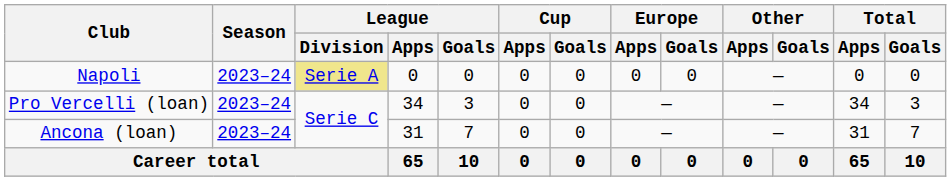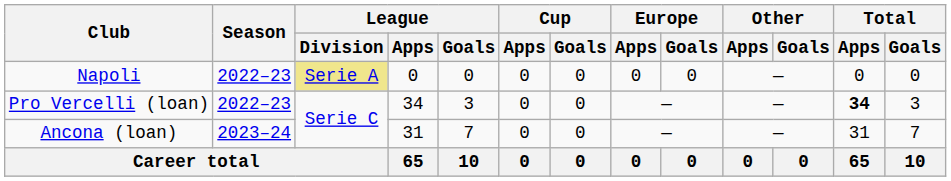(254, 76) 2023–24 -> (254, 76) 2022–23
(254, 105) 2023–24 -> (254, 105) 2022–23
(859, 105) normal -> (859, 105) bold
